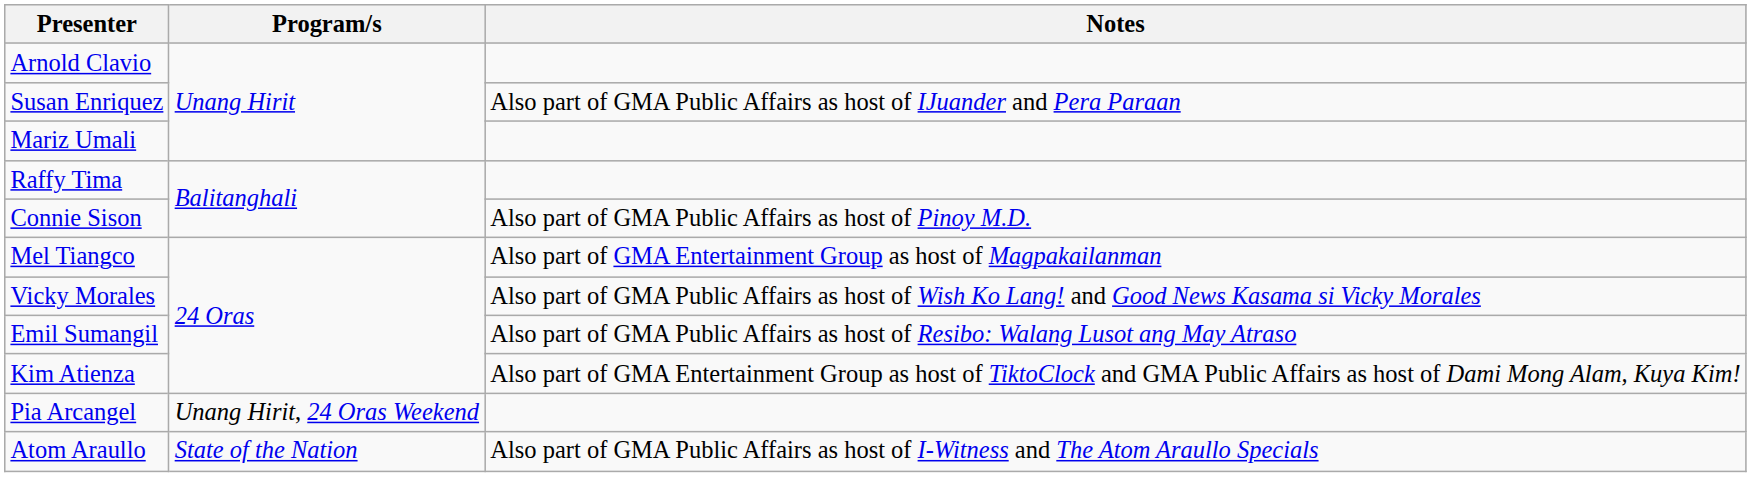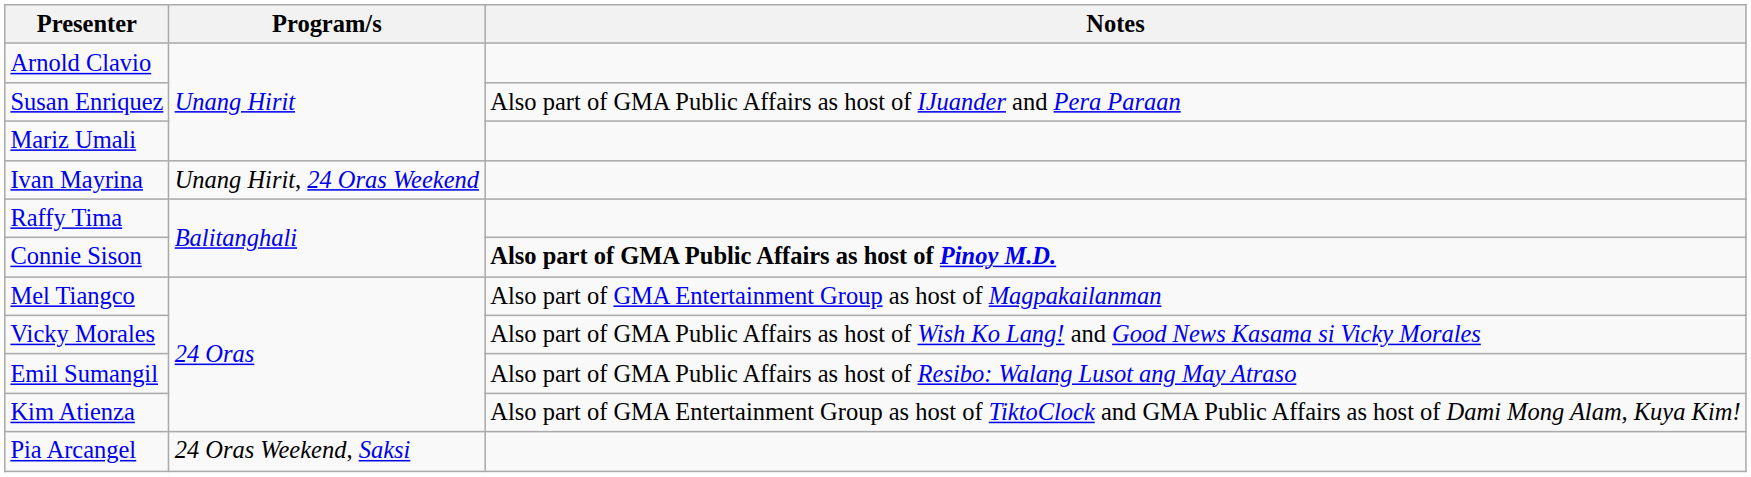+ row: (77, 179)
(761, 218) normal -> (773, 256) bold
(327, 412) Unang Hirit, 24 Oras Weekend -> (293, 450) 24 Oras Weekend, Saksi
- row: (78, 450)
